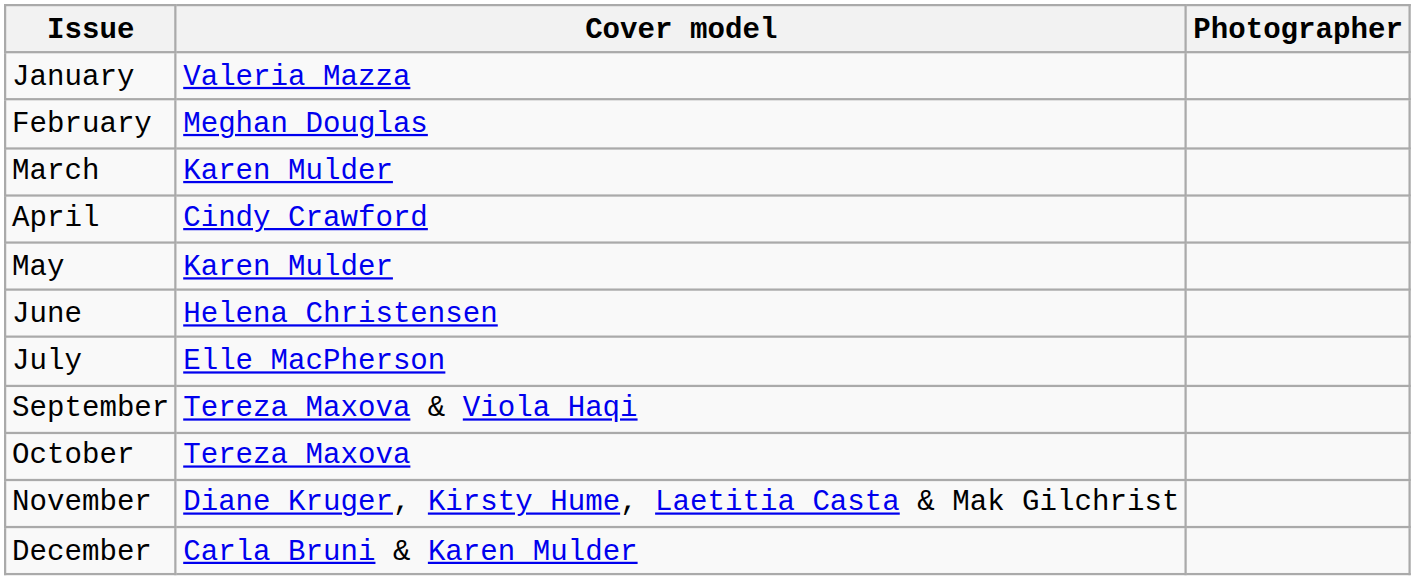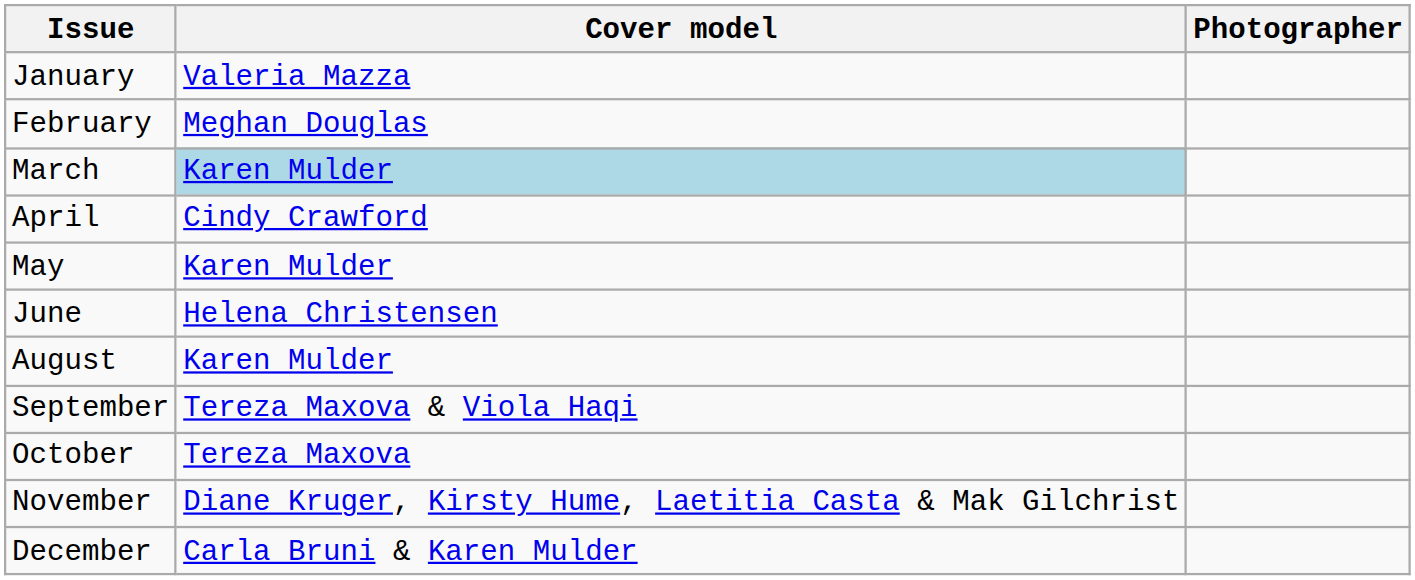(288, 171) no background -> (288, 171) lightblue background
- row: (47, 361)
+ row: (64, 361)
